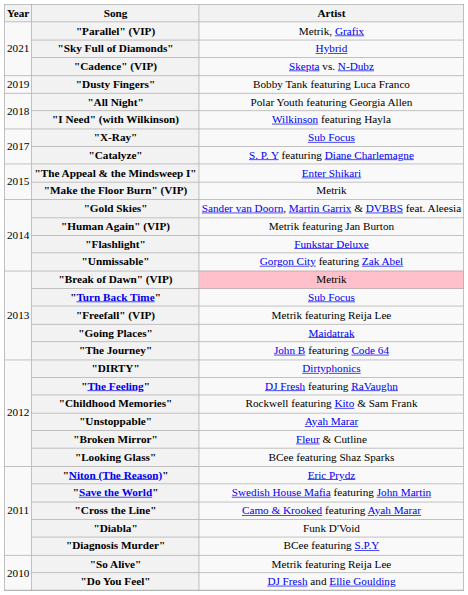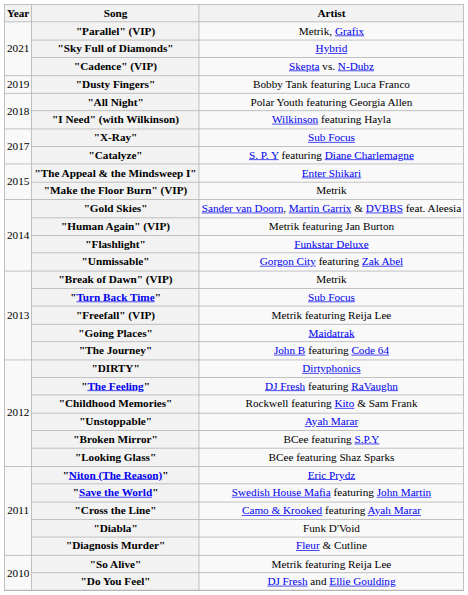(331, 279) pink background -> (331, 279) no background
(331, 439) Fleur & Cutline -> (331, 439) BCee featuring S.P.Y
(331, 546) BCee featuring S.P.Y -> (331, 546) Fleur & Cutline
